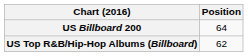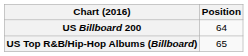(221, 43) 62 -> (221, 43) 65
